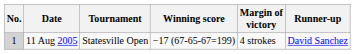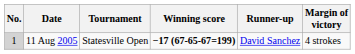columns swapped: (261, 18) <-> (318, 18)
(194, 41) normal -> (194, 41) bold
